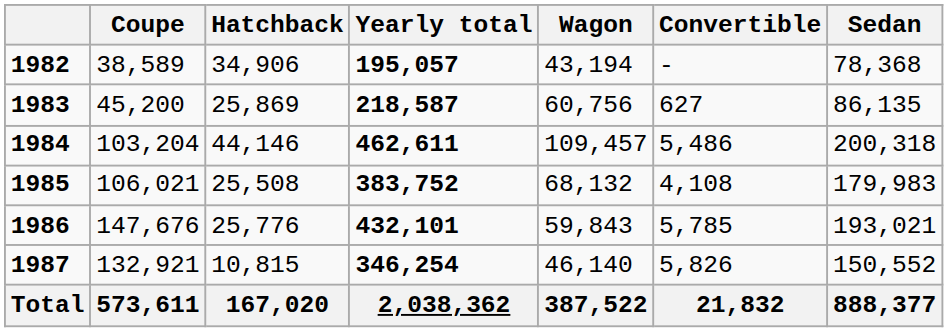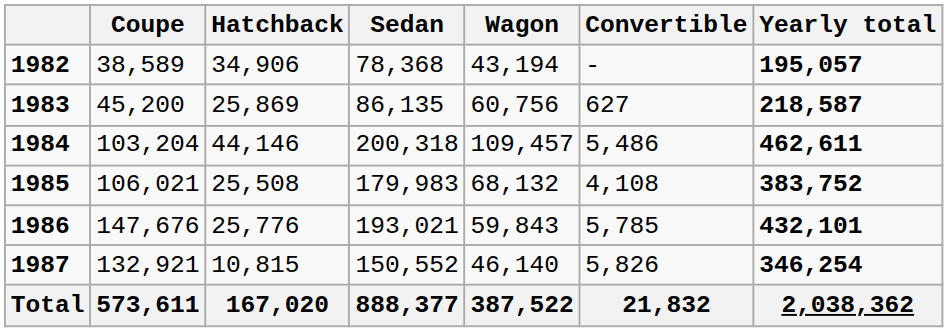columns swapped: (885, 25) <-> (444, 25)
